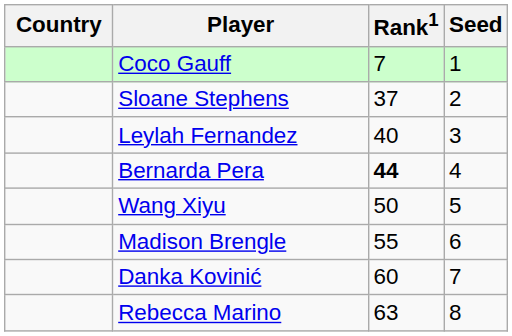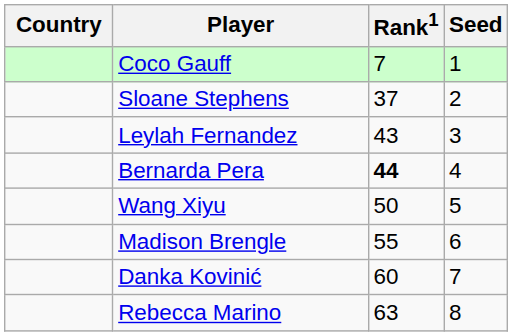(386, 134) 40 -> (386, 134) 43
